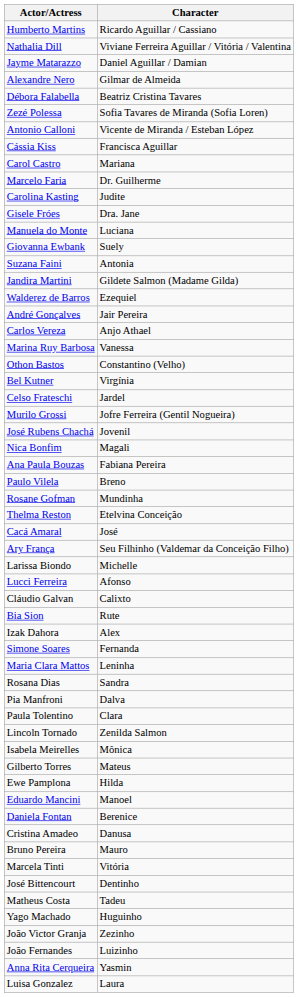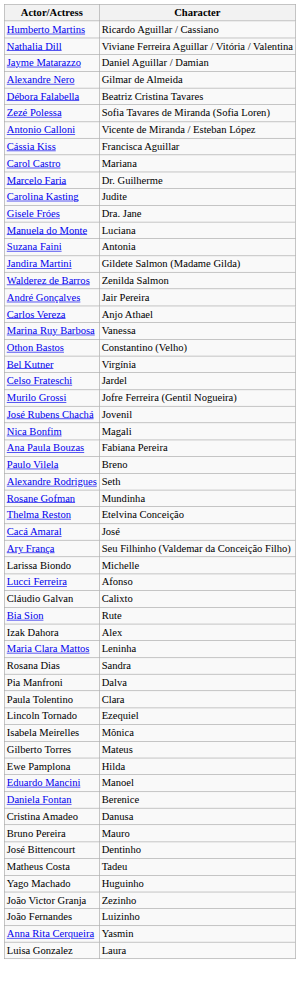- row: (46, 247)
(118, 297) Ezequiel -> (135, 280) Zenilda Salmon
+ row: (52, 481)
- row: (38, 649)
(133, 733) Zenilda Salmon -> (120, 716) Ezequiel
- row: (35, 866)
